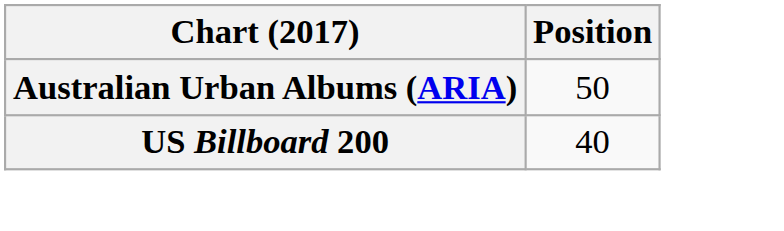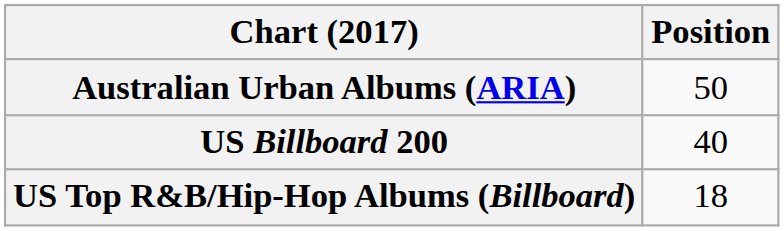+ row: (324, 196)
